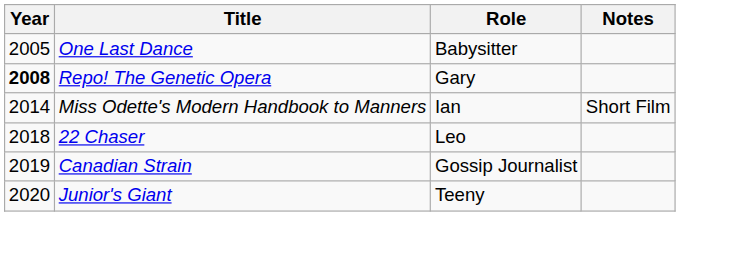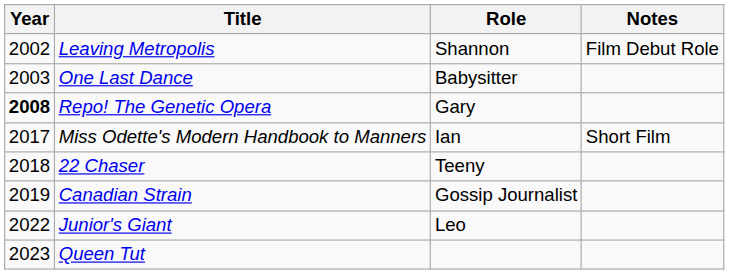+ row: (137, 48)
(30, 48) 2005 -> (30, 78) 2003
(30, 107) 2014 -> (30, 136) 2017
(450, 136) Leo -> (460, 166) Teeny
(30, 195) 2020 -> (30, 225) 2022
(460, 195) Teeny -> (450, 225) Leo
+ row: (102, 254)
